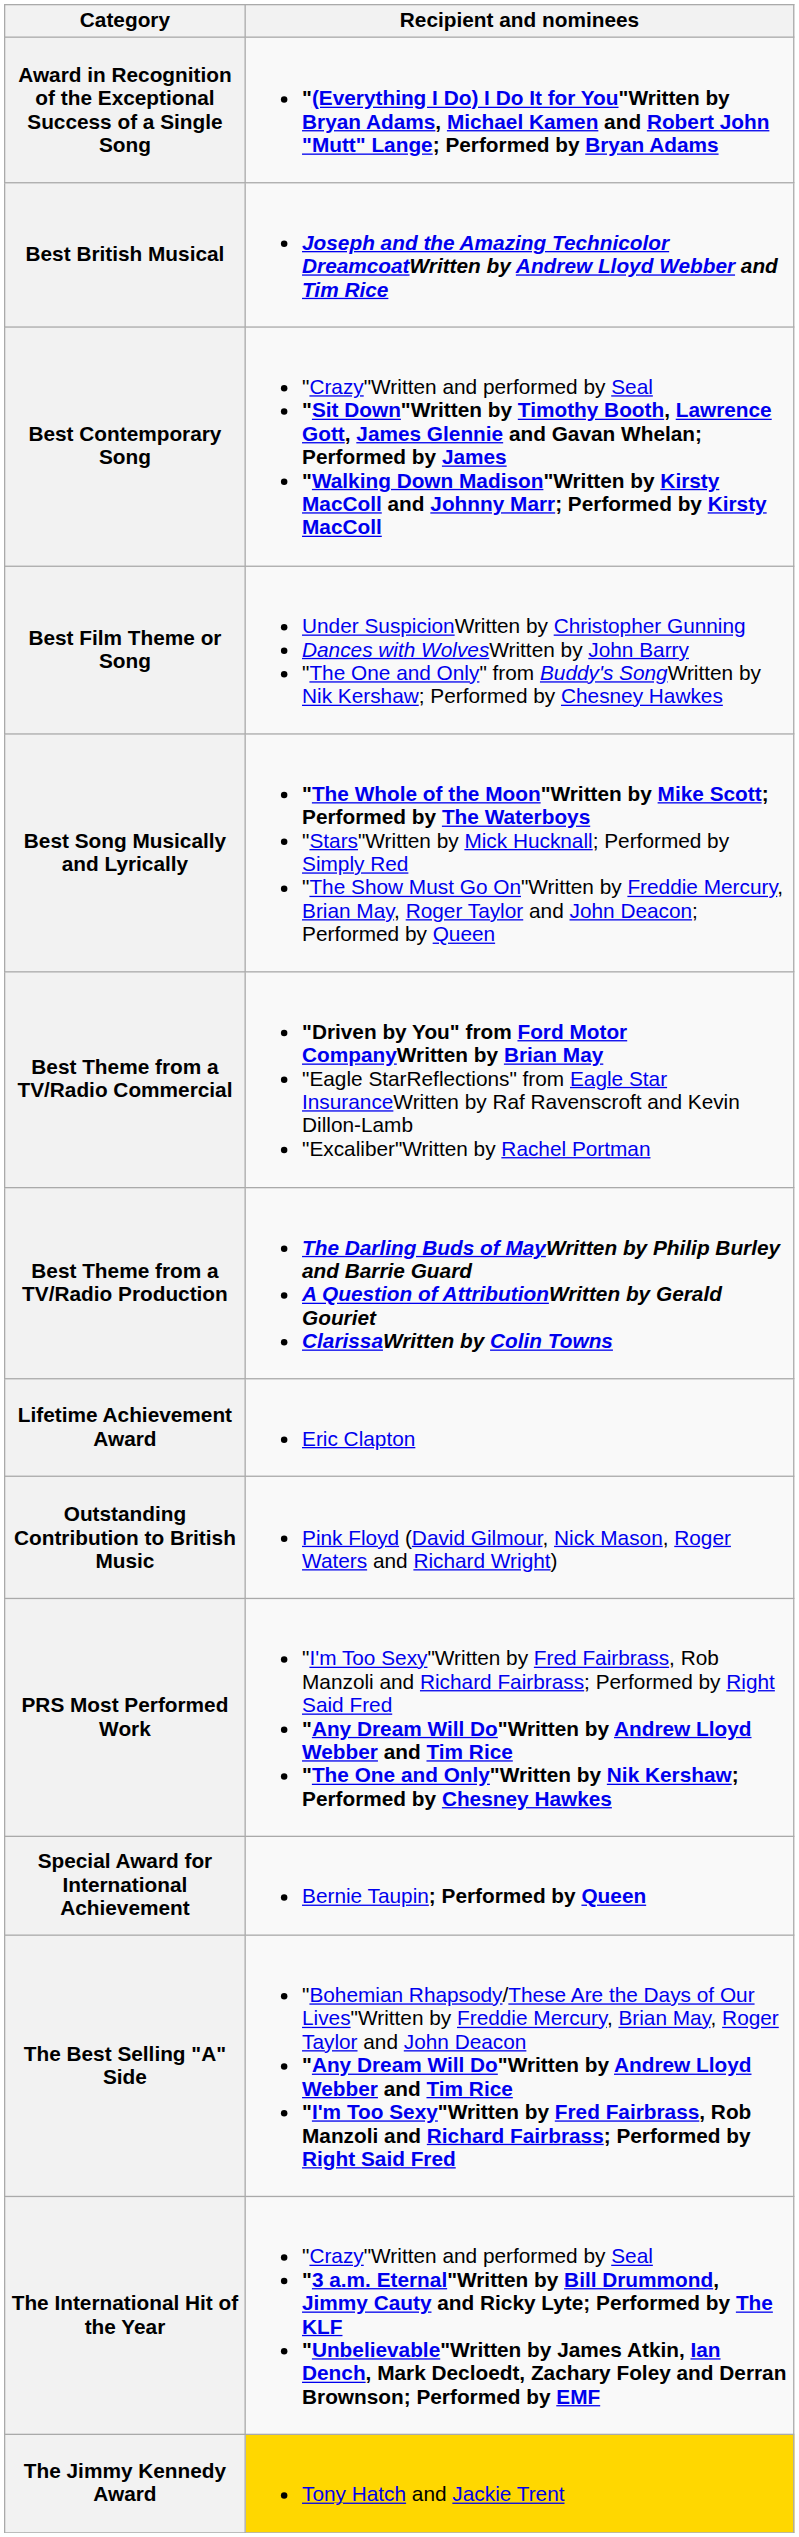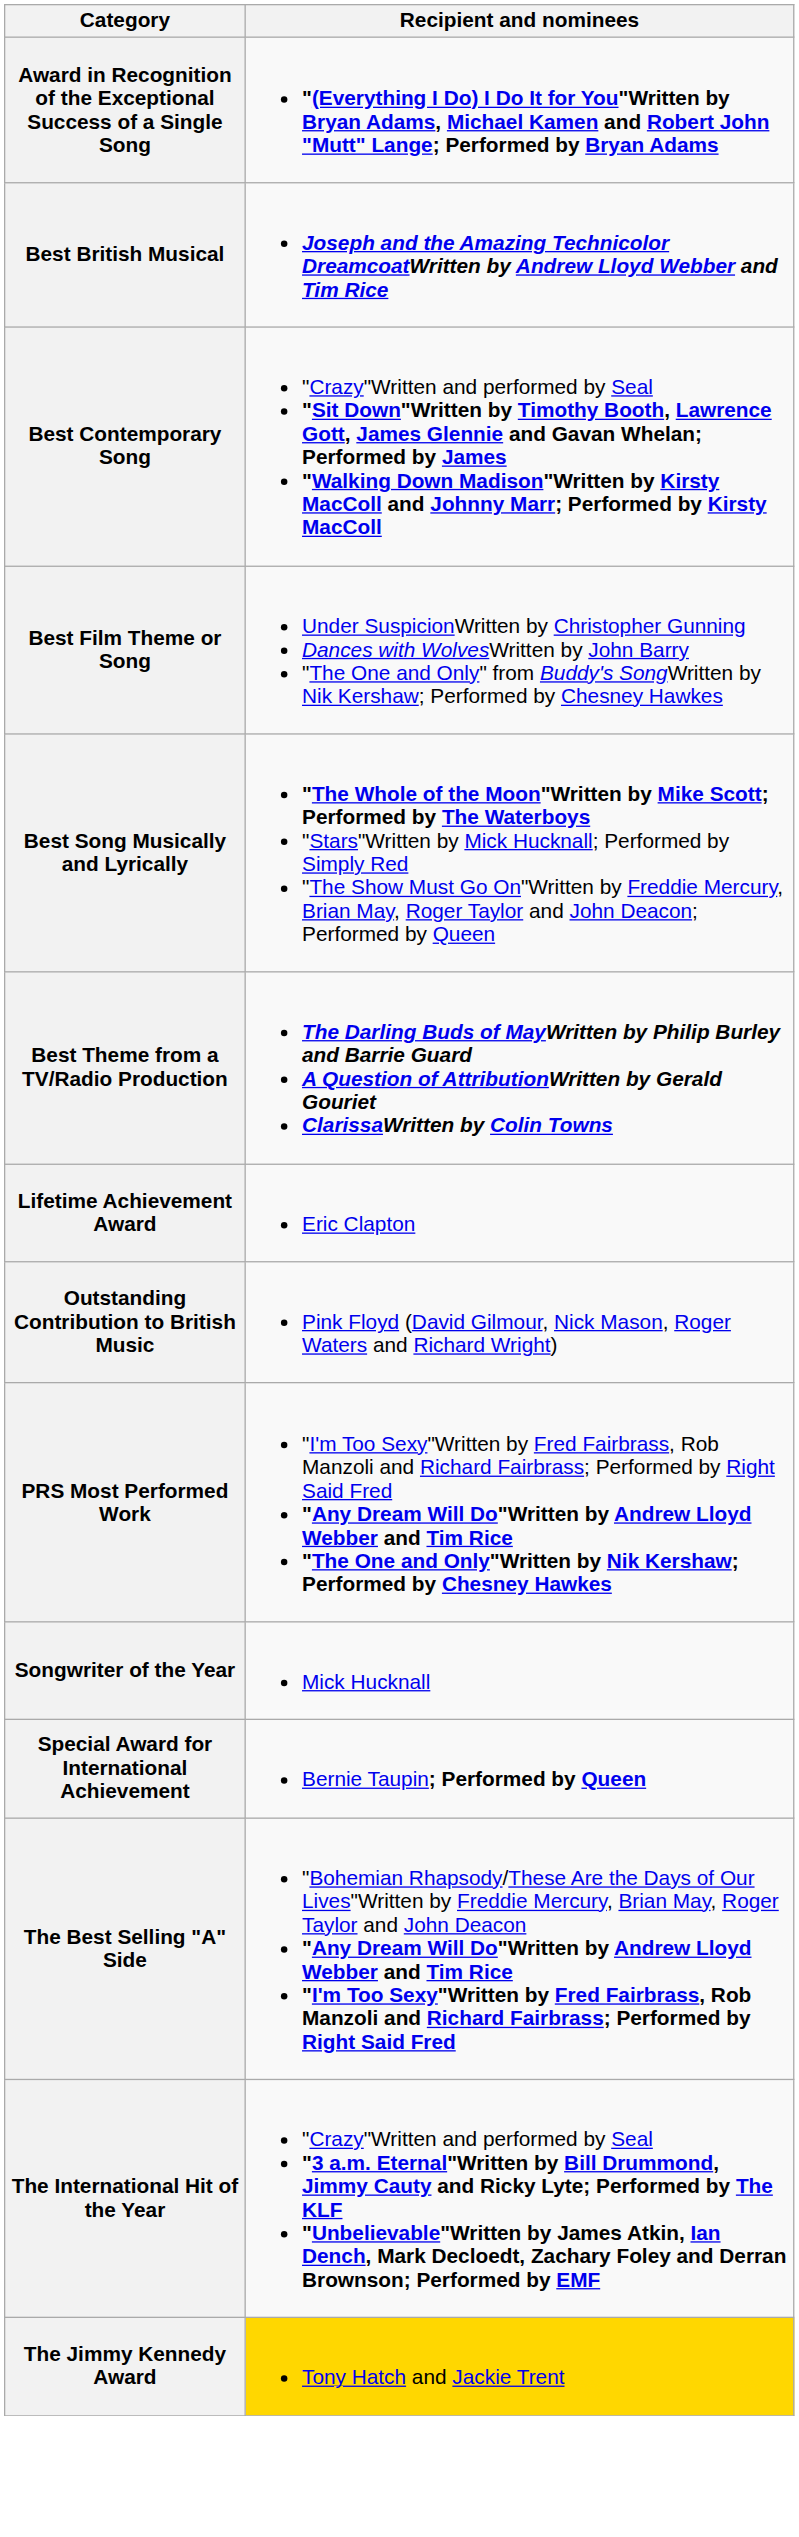- row: (125, 1079)
+ row: (125, 1670)
